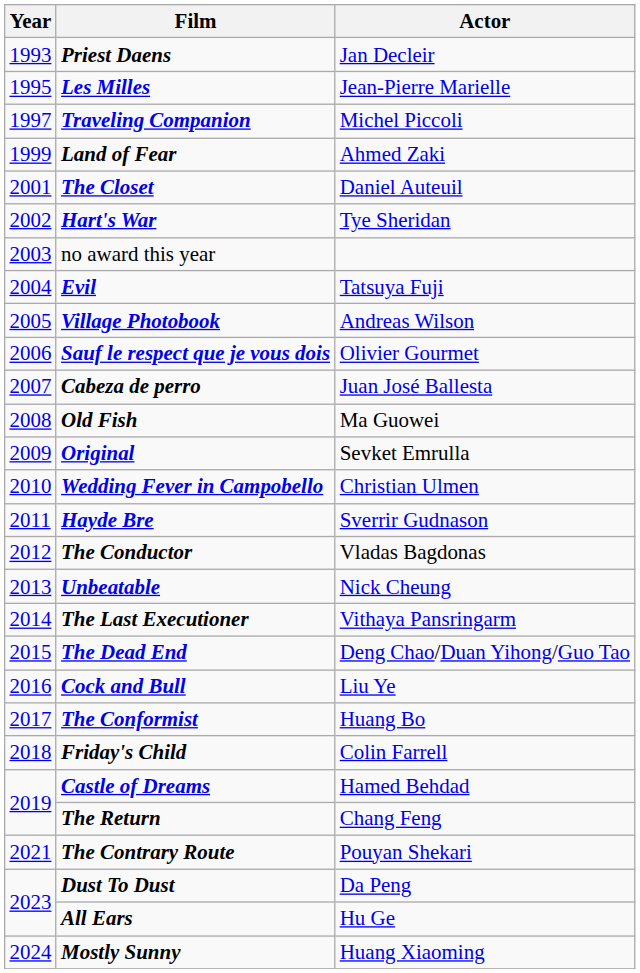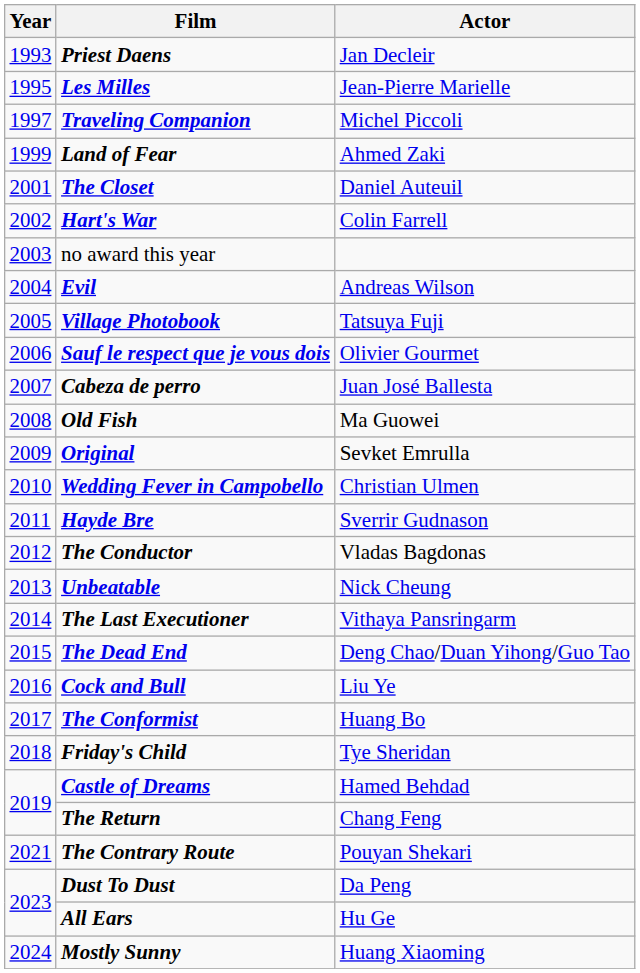(395, 220) Tye Sheridan -> (394, 220) Colin Farrell
(392, 287) Tatsuya Fuji -> (407, 287) Andreas Wilson
(407, 320) Andreas Wilson -> (392, 320) Tatsuya Fuji
(394, 752) Colin Farrell -> (395, 752) Tye Sheridan
